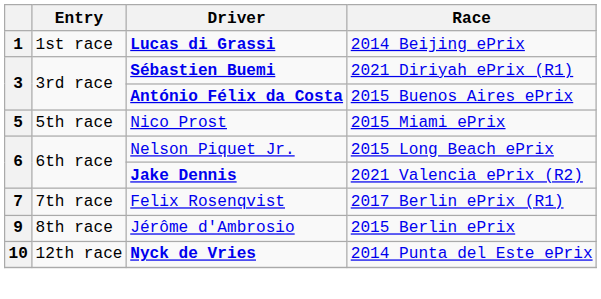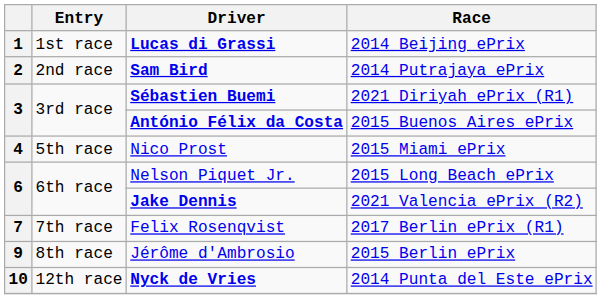+ row: (169, 70)
(18, 123) 5 -> (18, 149) 4
